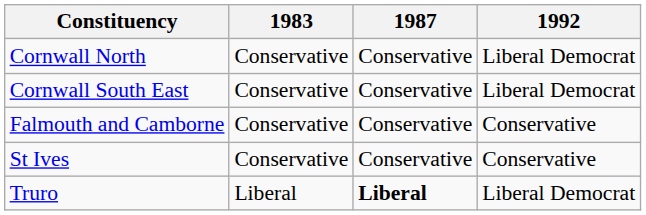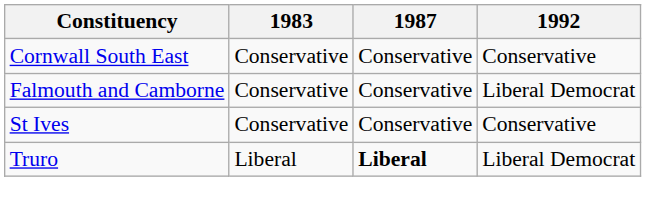- row: (78, 55)
(559, 90) Liberal Democrat -> (539, 55) Conservative
(539, 124) Conservative -> (559, 90) Liberal Democrat
